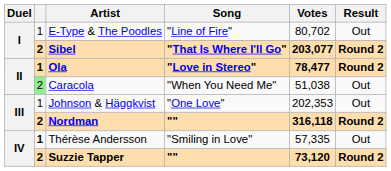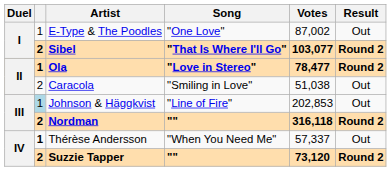(200, 31) "Line of Fire" -> (196, 31) "One Love"
(312, 31) 80,702 -> (312, 31) 87,002
(312, 49) 203,077 -> (312, 49) 103,077
(40, 85) lightgreen background -> (40, 85) no background
(222, 85) "When You Need Me" -> (210, 85) "Smiling in Love"
(40, 103) no background -> (40, 103) lightblue background
(196, 103) "One Love" -> (200, 103) "Line of Fire"
(312, 103) 202,353 -> (312, 103) 202,853
(210, 139) "Smiling in Love" -> (222, 139) "When You Need Me"
(312, 139) 57,335 -> (312, 139) 57,337
